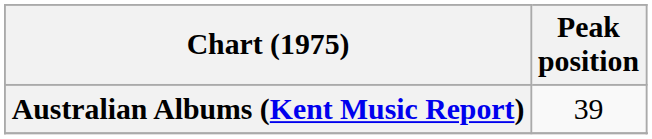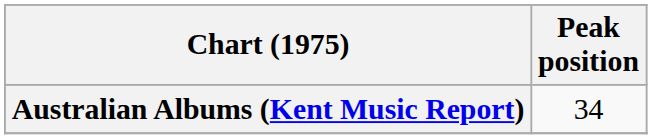(589, 108) 39 -> (589, 108) 34
